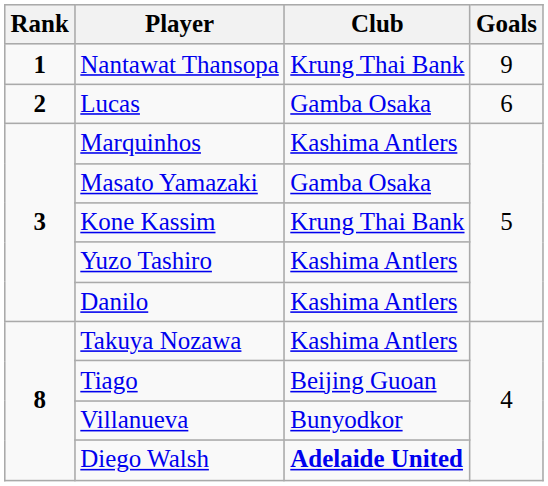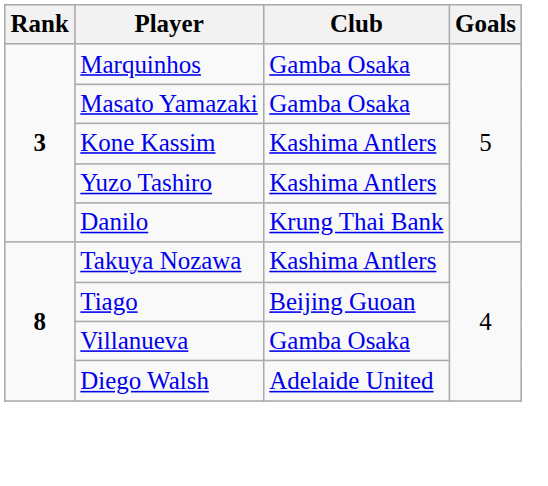- row: (180, 63)
- row: (110, 103)
(374, 143) Kashima Antlers -> (340, 63) Gamba Osaka
(377, 222) Krung Thai Bank -> (353, 143) Kashima Antlers
(374, 301) Kashima Antlers -> (356, 222) Krung Thai Bank
(346, 420) Bunyodkor -> (340, 340) Gamba Osaka
(377, 459) bold -> (351, 380) normal
